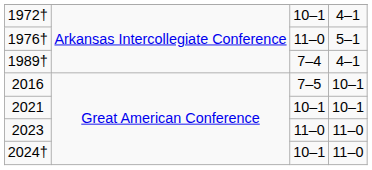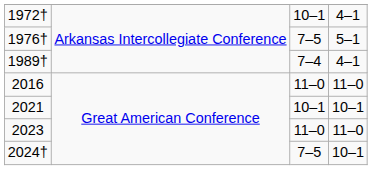(309, 38) 11–0 -> (309, 38) 7–5
(309, 84) 7–5 -> (309, 84) 11–0
(348, 84) 10–1 -> (348, 84) 11–0
(309, 152) 10–1 -> (309, 152) 7–5
(348, 152) 11–0 -> (348, 152) 10–1
